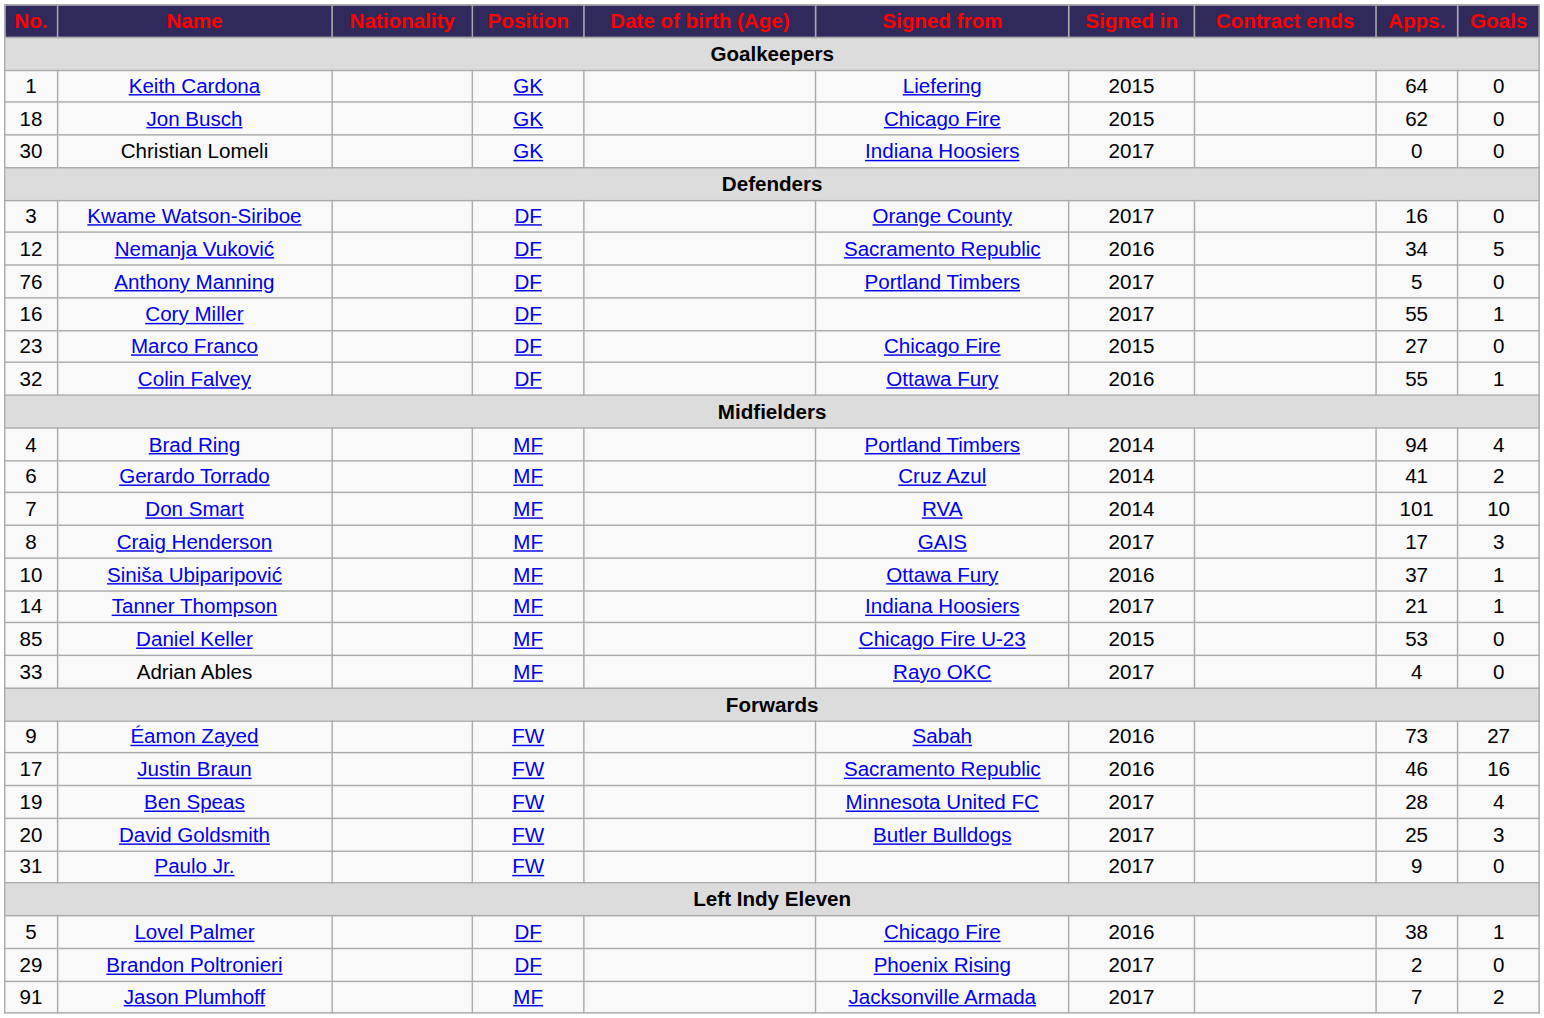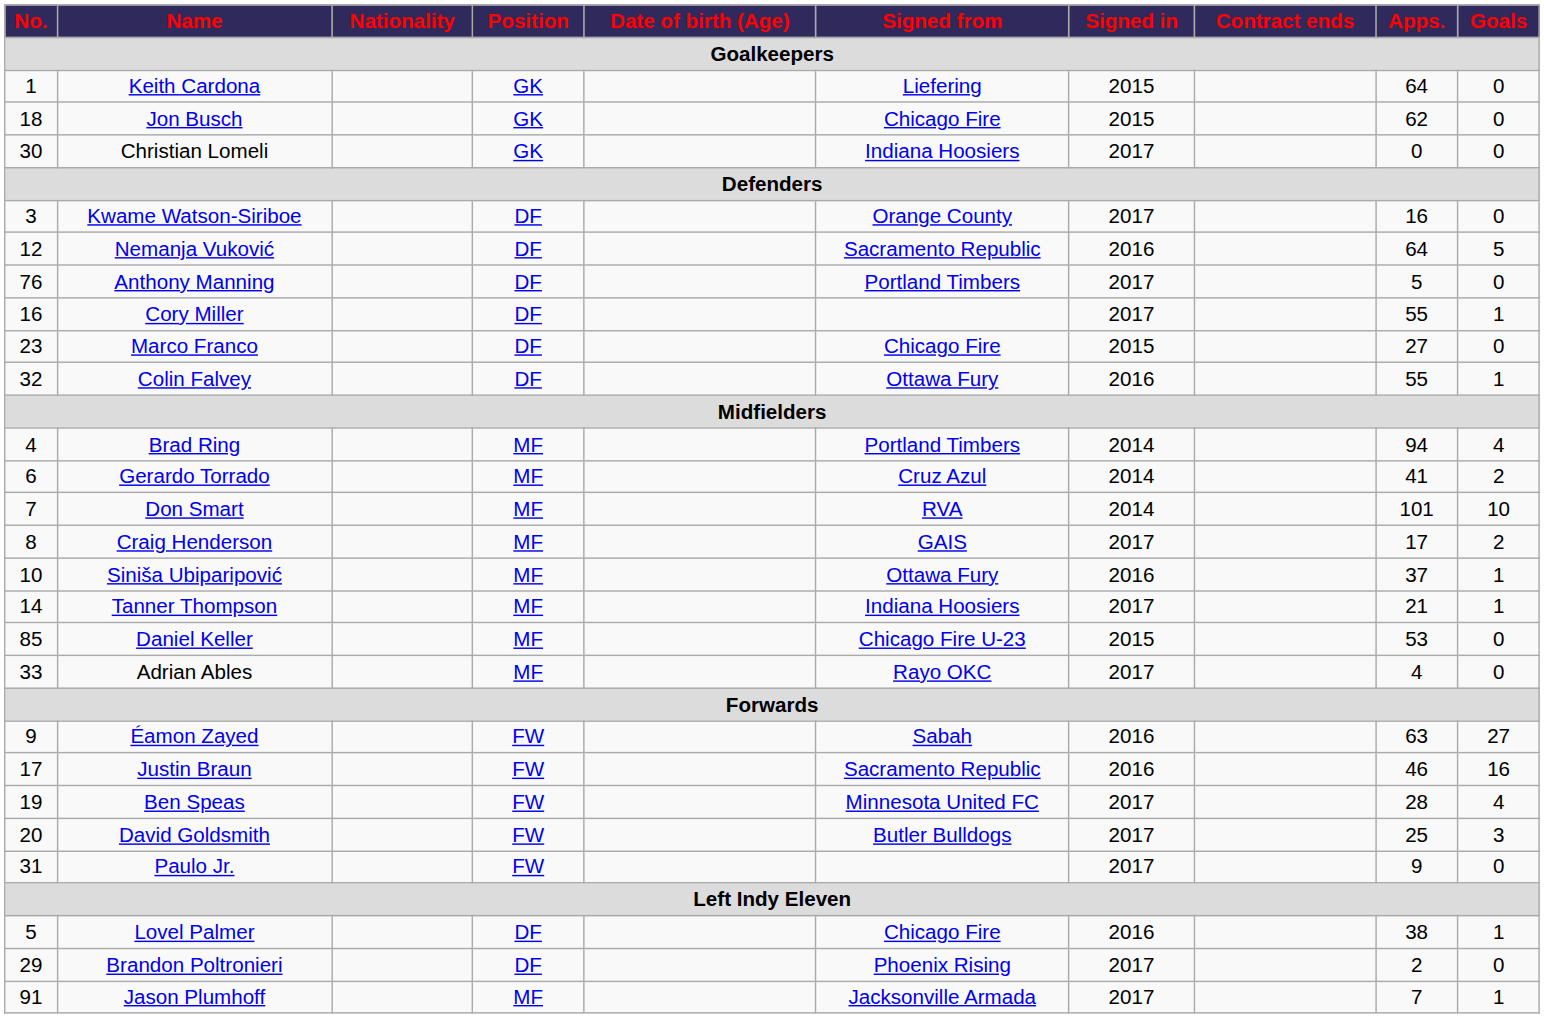(1417, 249) 34 -> (1417, 249) 64
(1499, 542) 3 -> (1499, 542) 2
(1417, 737) 73 -> (1417, 737) 63
(1499, 997) 2 -> (1499, 997) 1
